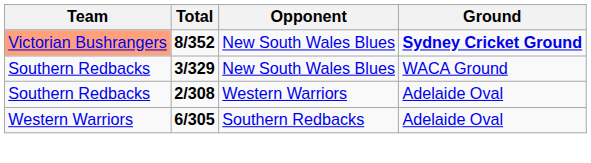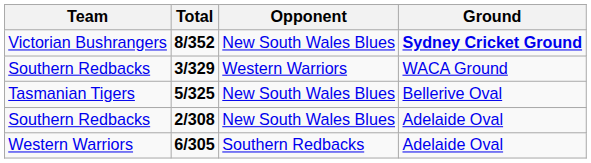(88, 42) lightsalmon background -> (88, 42) no background
(309, 68) New South Wales Blues -> (285, 68) Western Warriors
+ row: (195, 94)
(285, 94) Western Warriors -> (309, 119) New South Wales Blues
